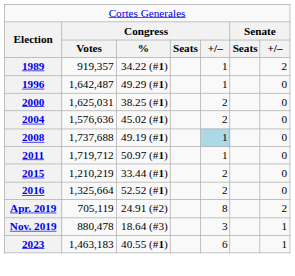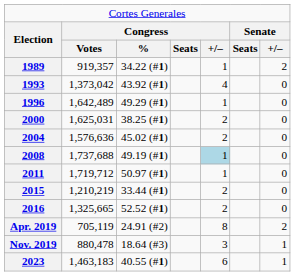+ row: (33, 84)
(91, 84) 1,642,487 -> (91, 102) 1,642,489
(91, 191) 1,325,664 -> (91, 208) 1,325,665
